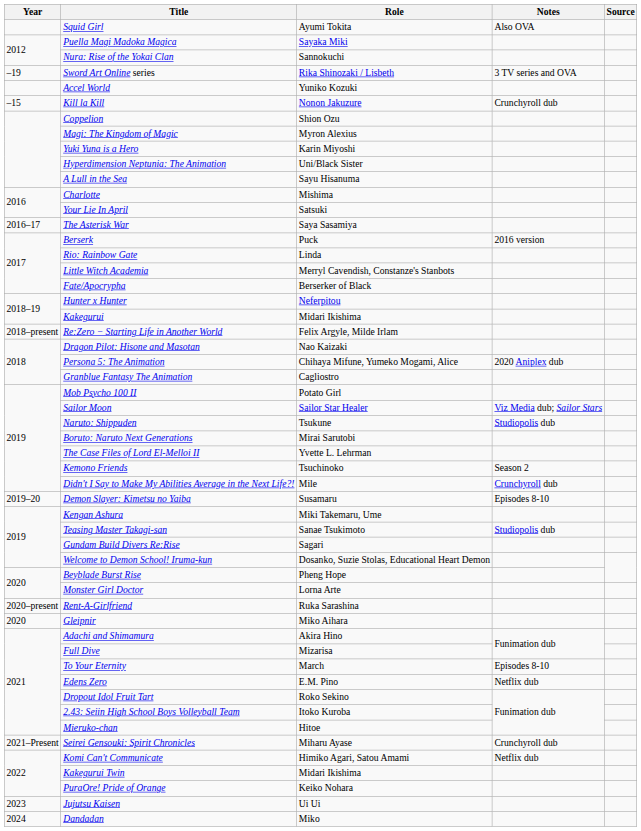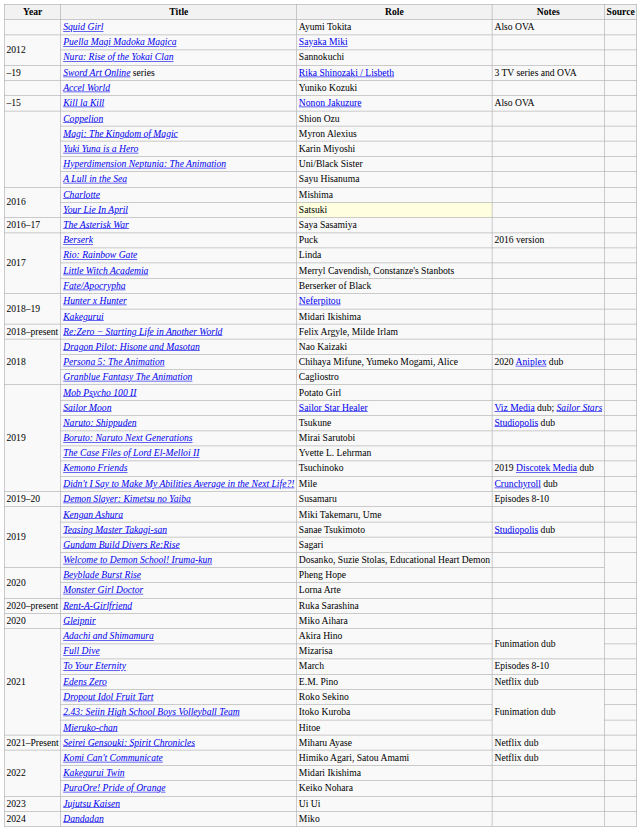(526, 103) Crunchyroll dub -> (515, 103) Also OVA
(313, 210) no background -> (313, 210) lightyellow background
(512, 468) Season 2 -> (544, 468) 2019 Discotek Media dub
(526, 742) Crunchyroll dub -> (516, 742) Netflix dub
